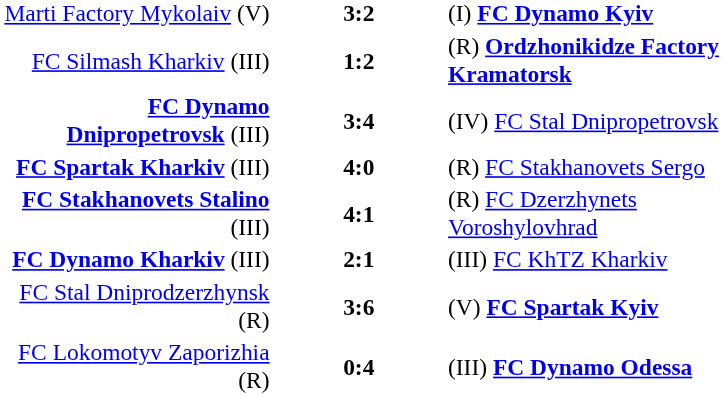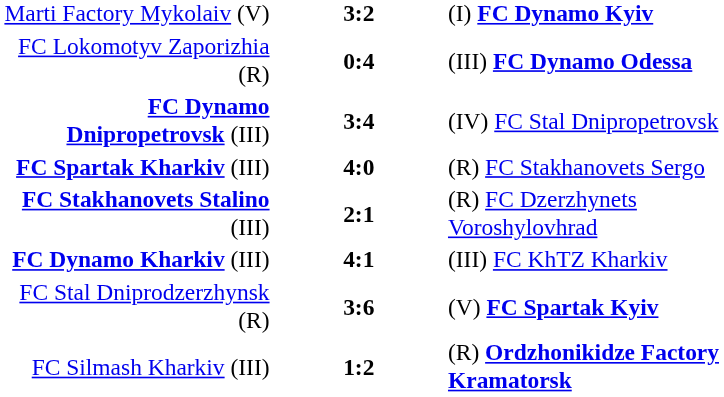rows swapped: (144, 366) <-> (151, 60)
(359, 213) 4:1 -> (359, 213) 2:1
(359, 259) 2:1 -> (359, 259) 4:1
